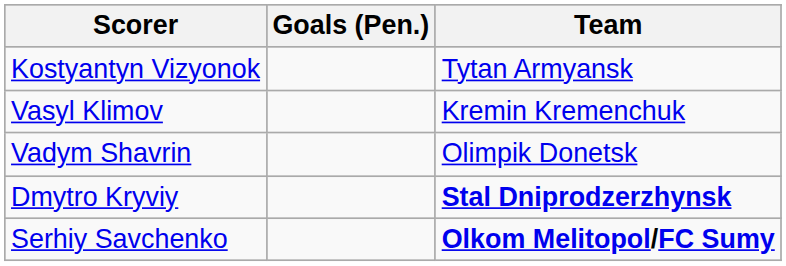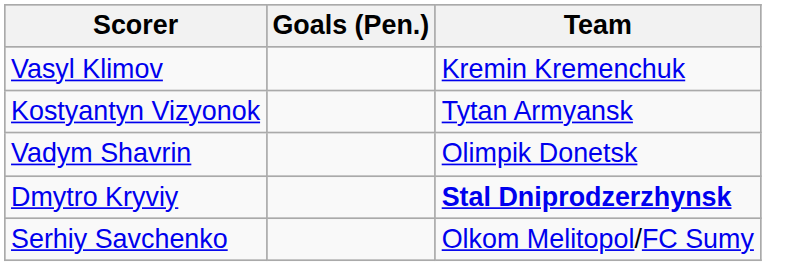rows swapped: (87, 111) <-> (136, 68)
(608, 238) bold -> (598, 238) normal
